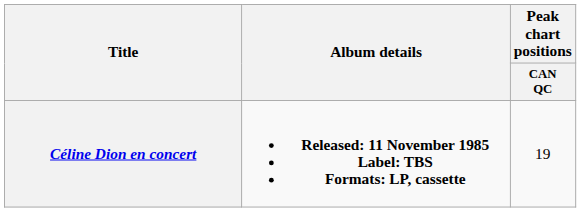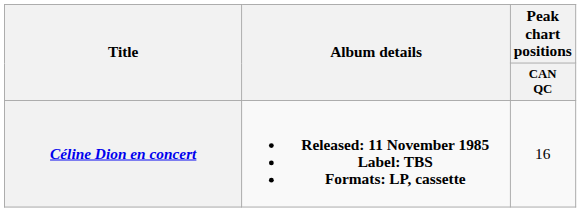(543, 153) 19 -> (543, 153) 16
